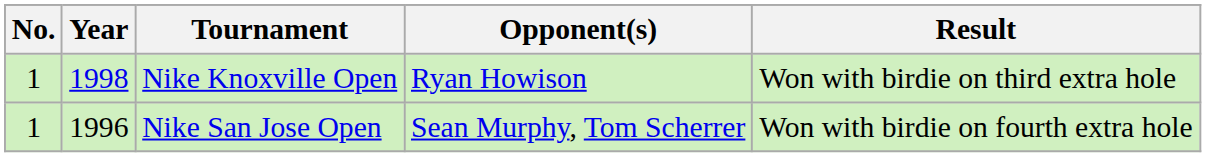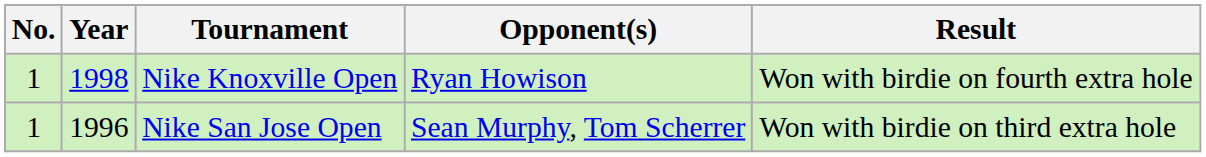(968, 77) Won with birdie on third extra hole -> (976, 77) Won with birdie on fourth extra hole
(976, 126) Won with birdie on fourth extra hole -> (968, 126) Won with birdie on third extra hole
